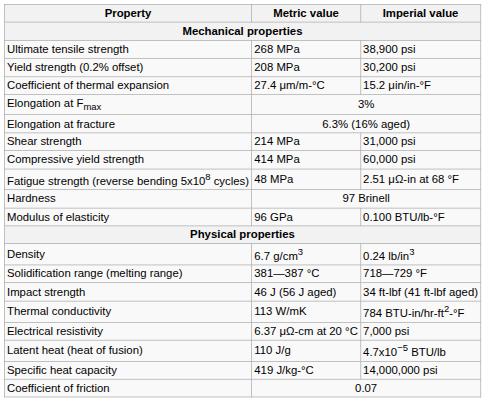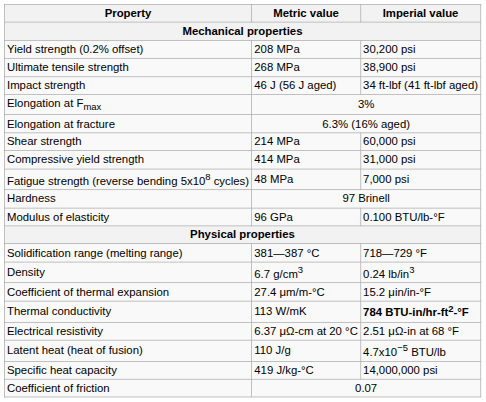rows swapped: (68, 49) <-> (75, 67)
rows swapped: (46, 292) <-> (88, 85)
(389, 141) 31,000 psi -> (389, 141) 60,000 psi
(389, 159) 60,000 psi -> (389, 159) 31,000 psi
(411, 179) 2.51 μΩ-in at 68 °F -> (386, 179) 7,000 psi
rows swapped: (95, 274) <-> (26, 254)
(414, 311) normal -> (416, 311) bold
(386, 331) 7,000 psi -> (411, 331) 2.51 μΩ-in at 68 °F
